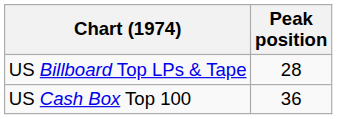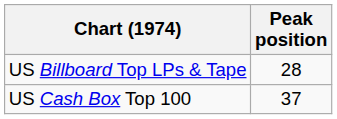(291, 98) 36 -> (291, 98) 37
